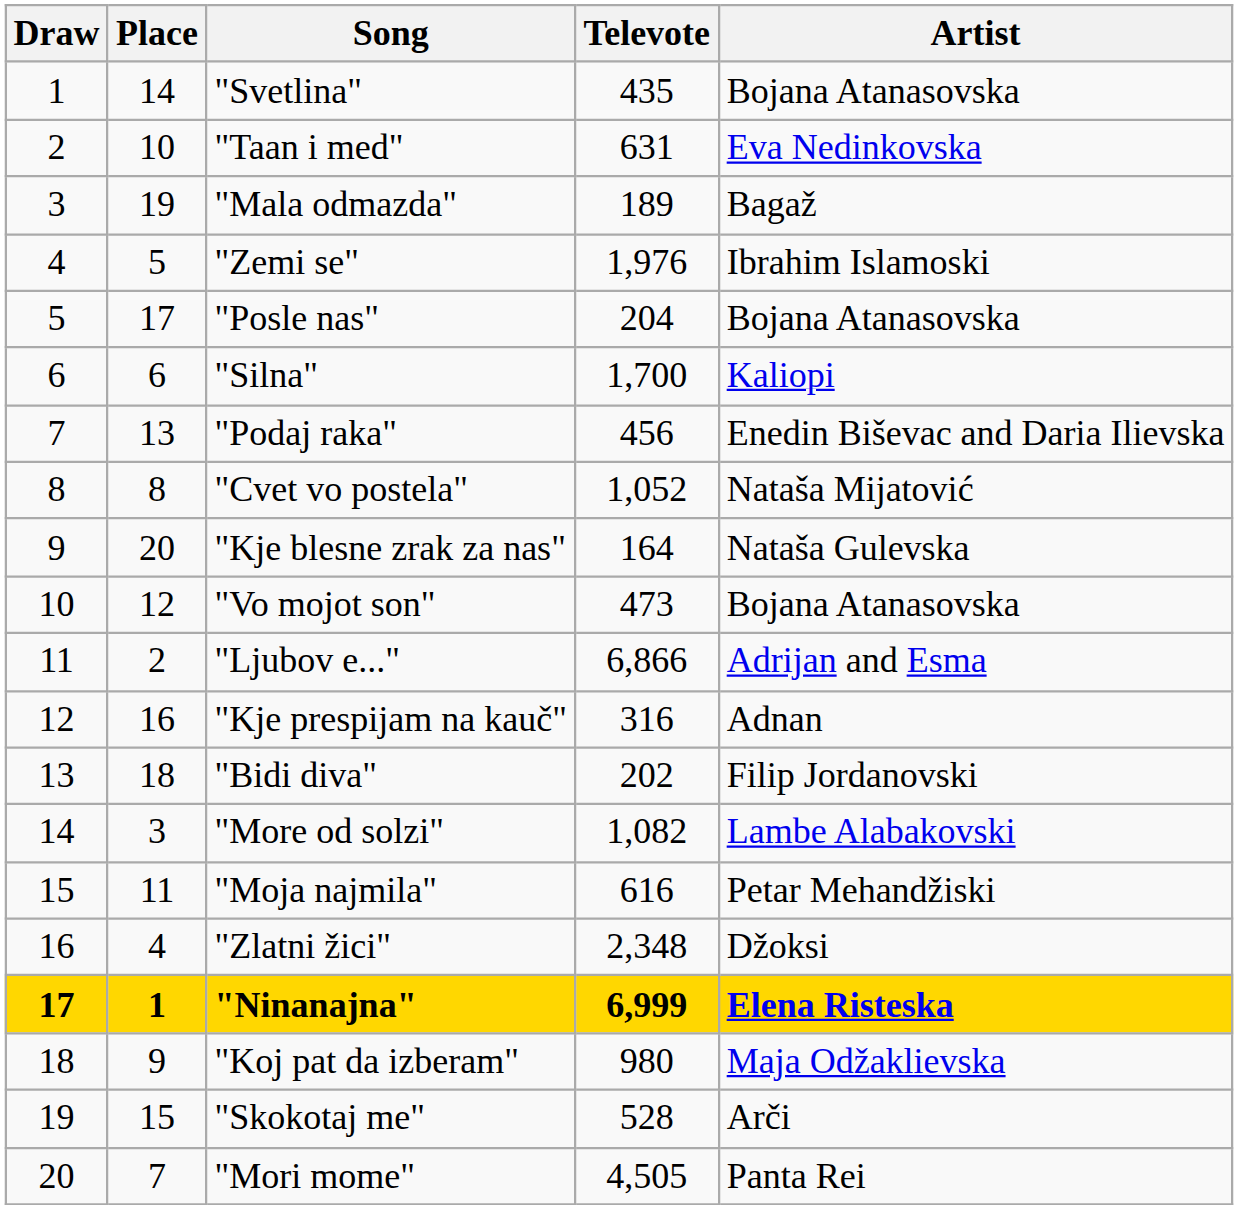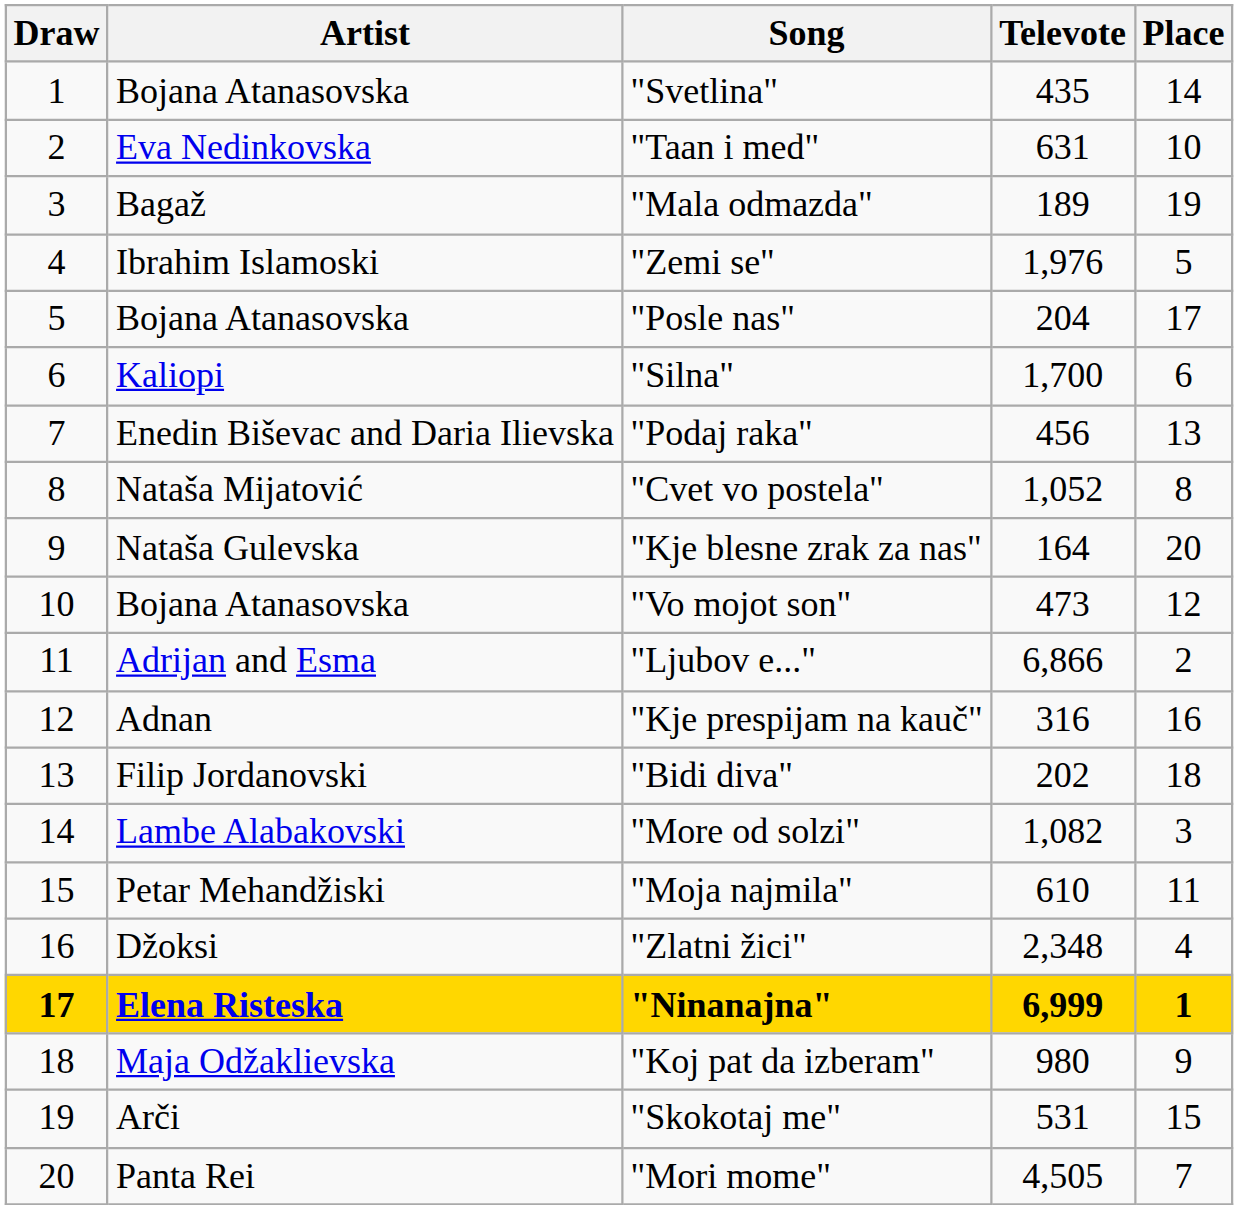columns swapped: (976, 33) <-> (157, 33)
(647, 889) 616 -> (1063, 889) 610
(647, 1117) 528 -> (1063, 1117) 531
